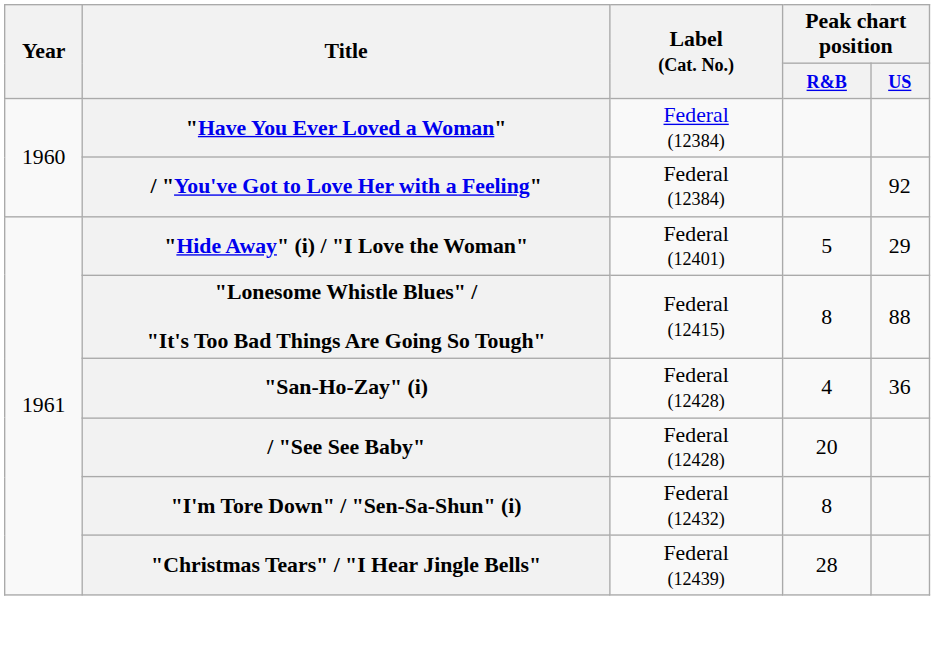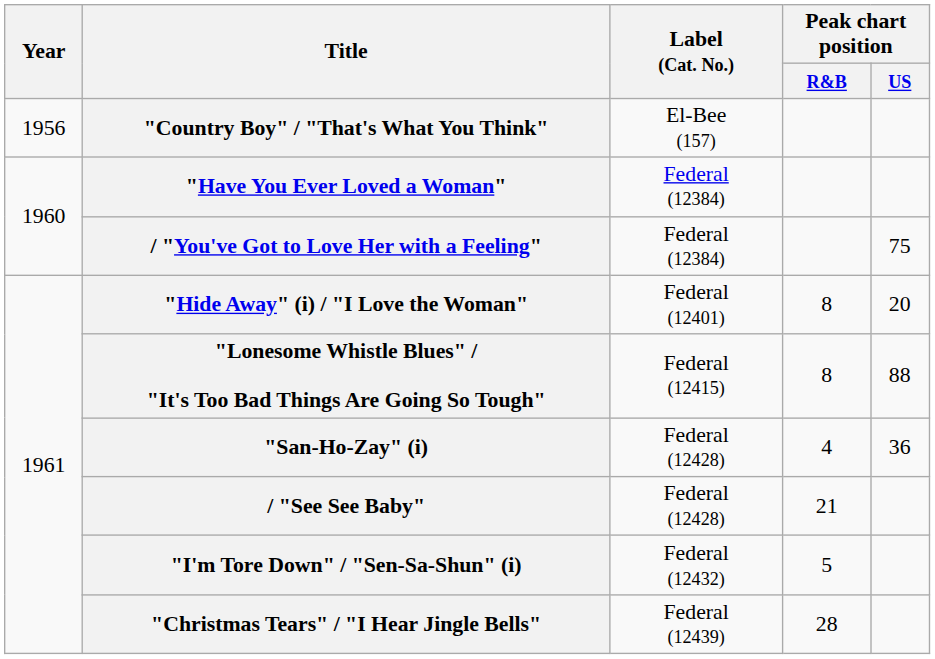+ row: (346, 127)
(900, 186) 92 -> (900, 245) 75
(827, 245) 5 -> (827, 304) 8
(900, 245) 29 -> (900, 304) 20
(827, 446) 20 -> (827, 505) 21
(827, 505) 8 -> (827, 564) 5
